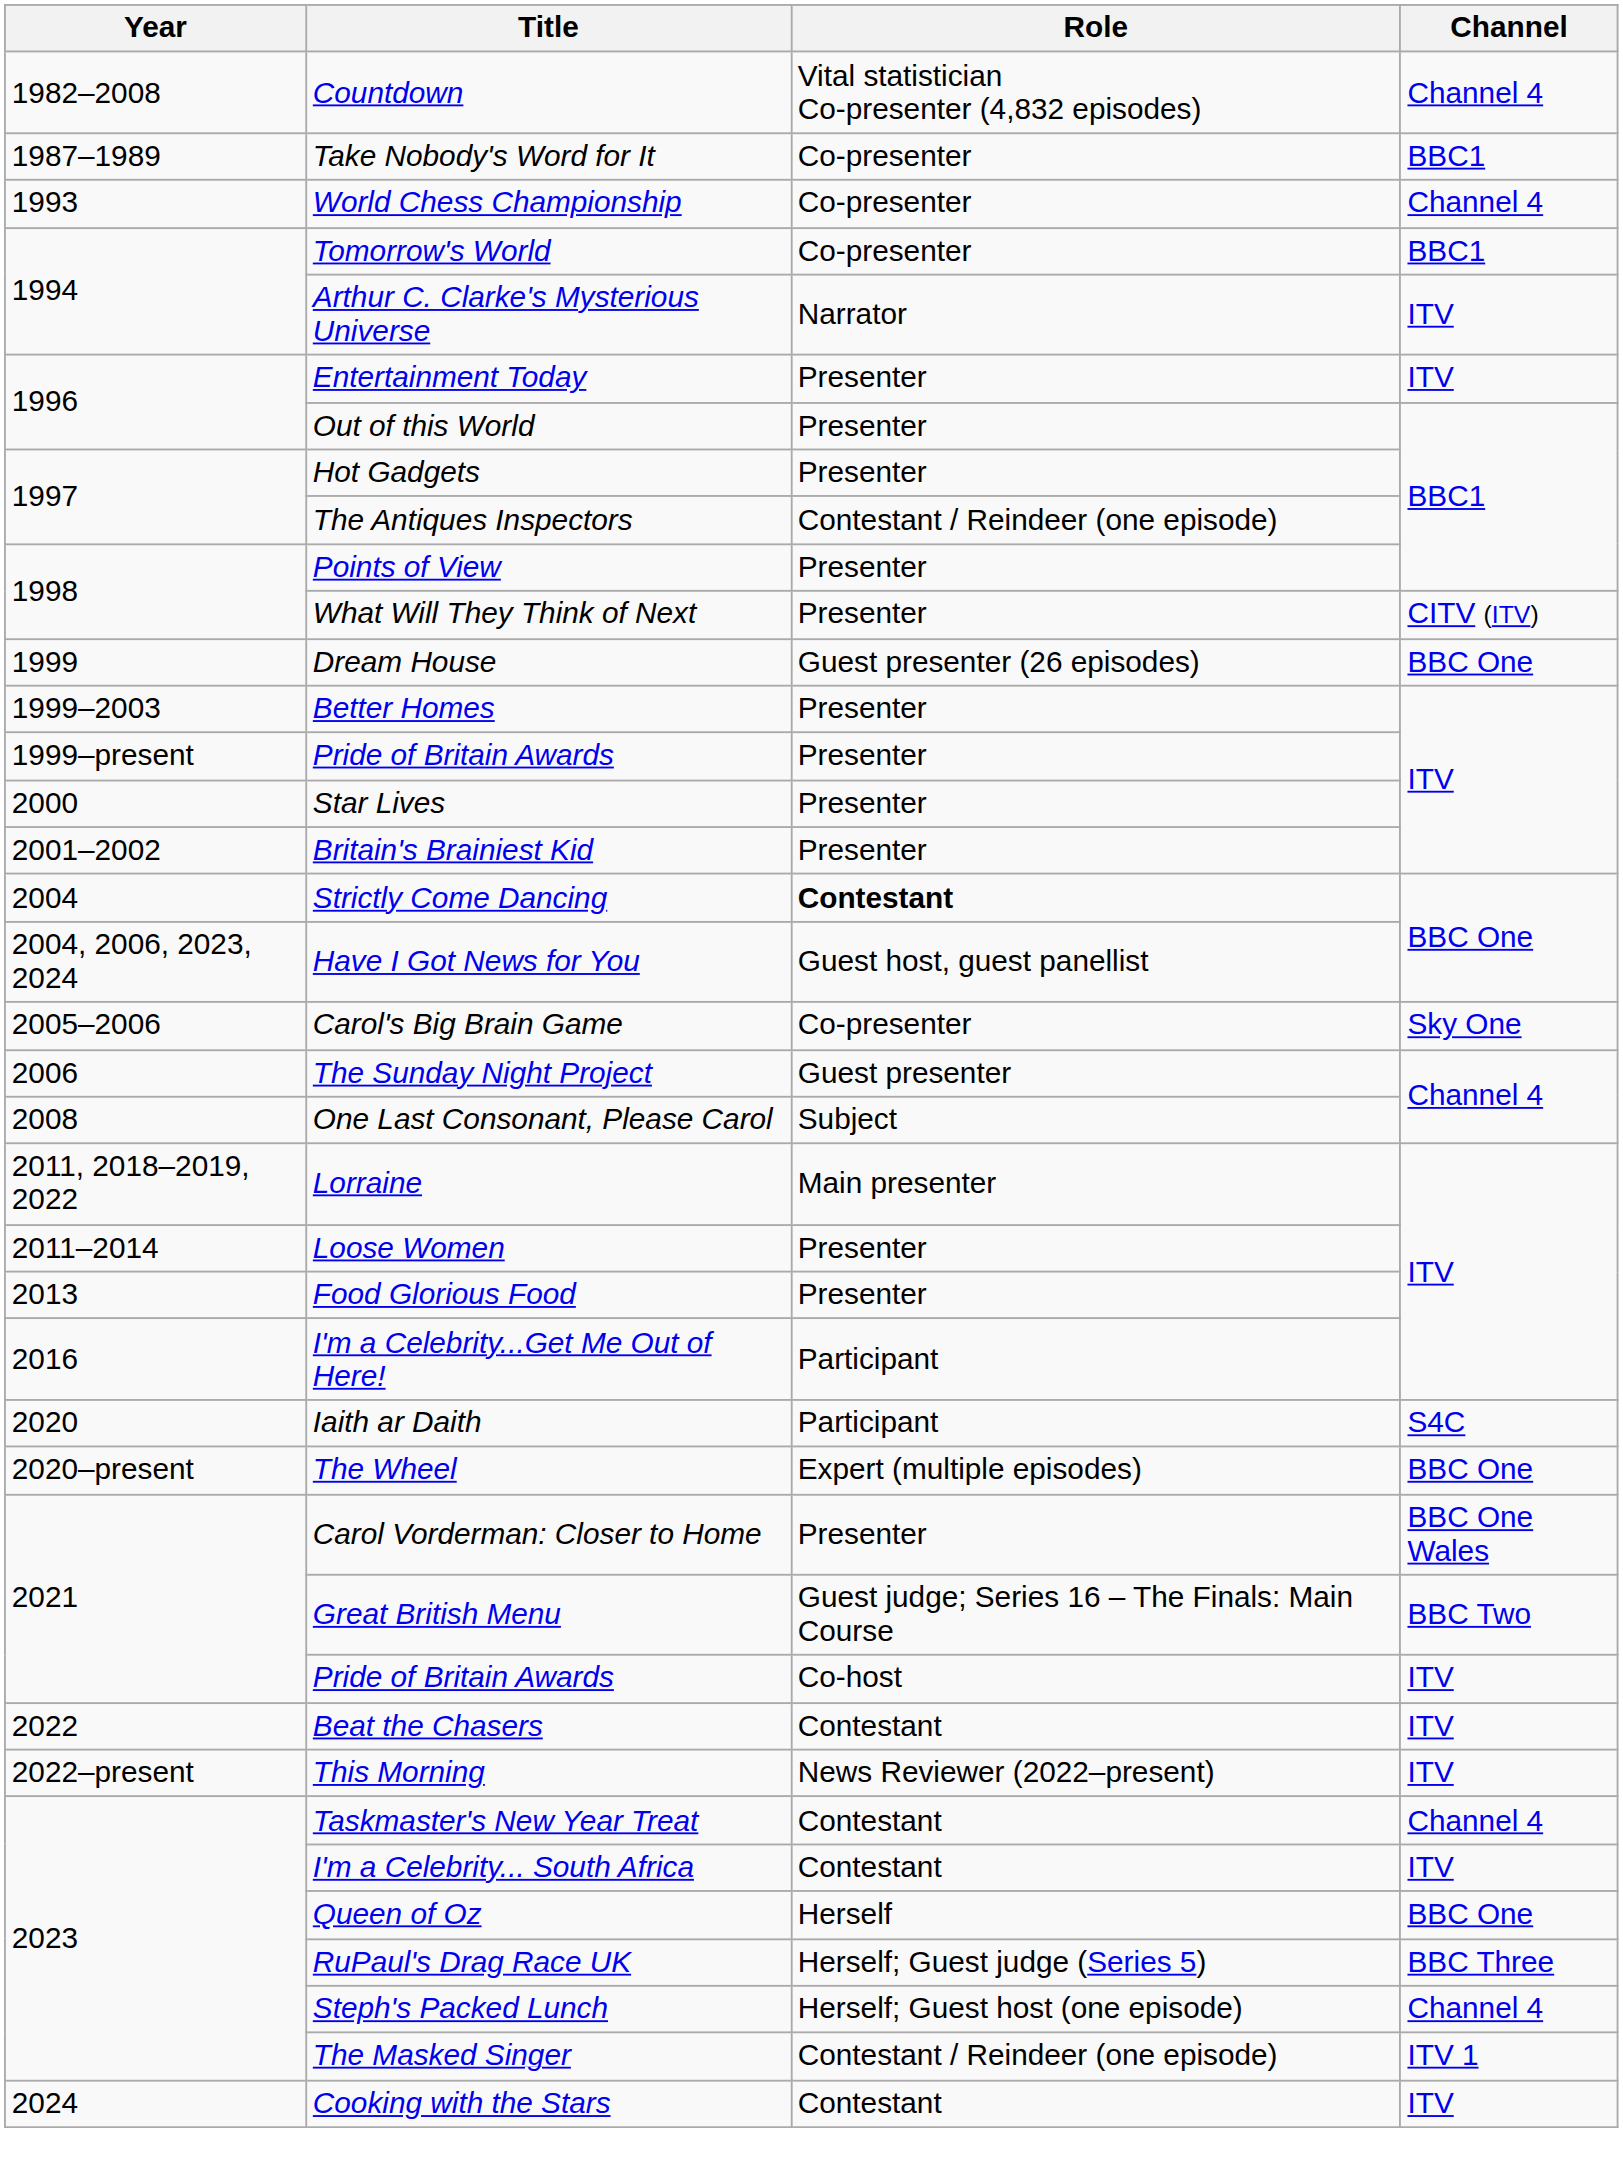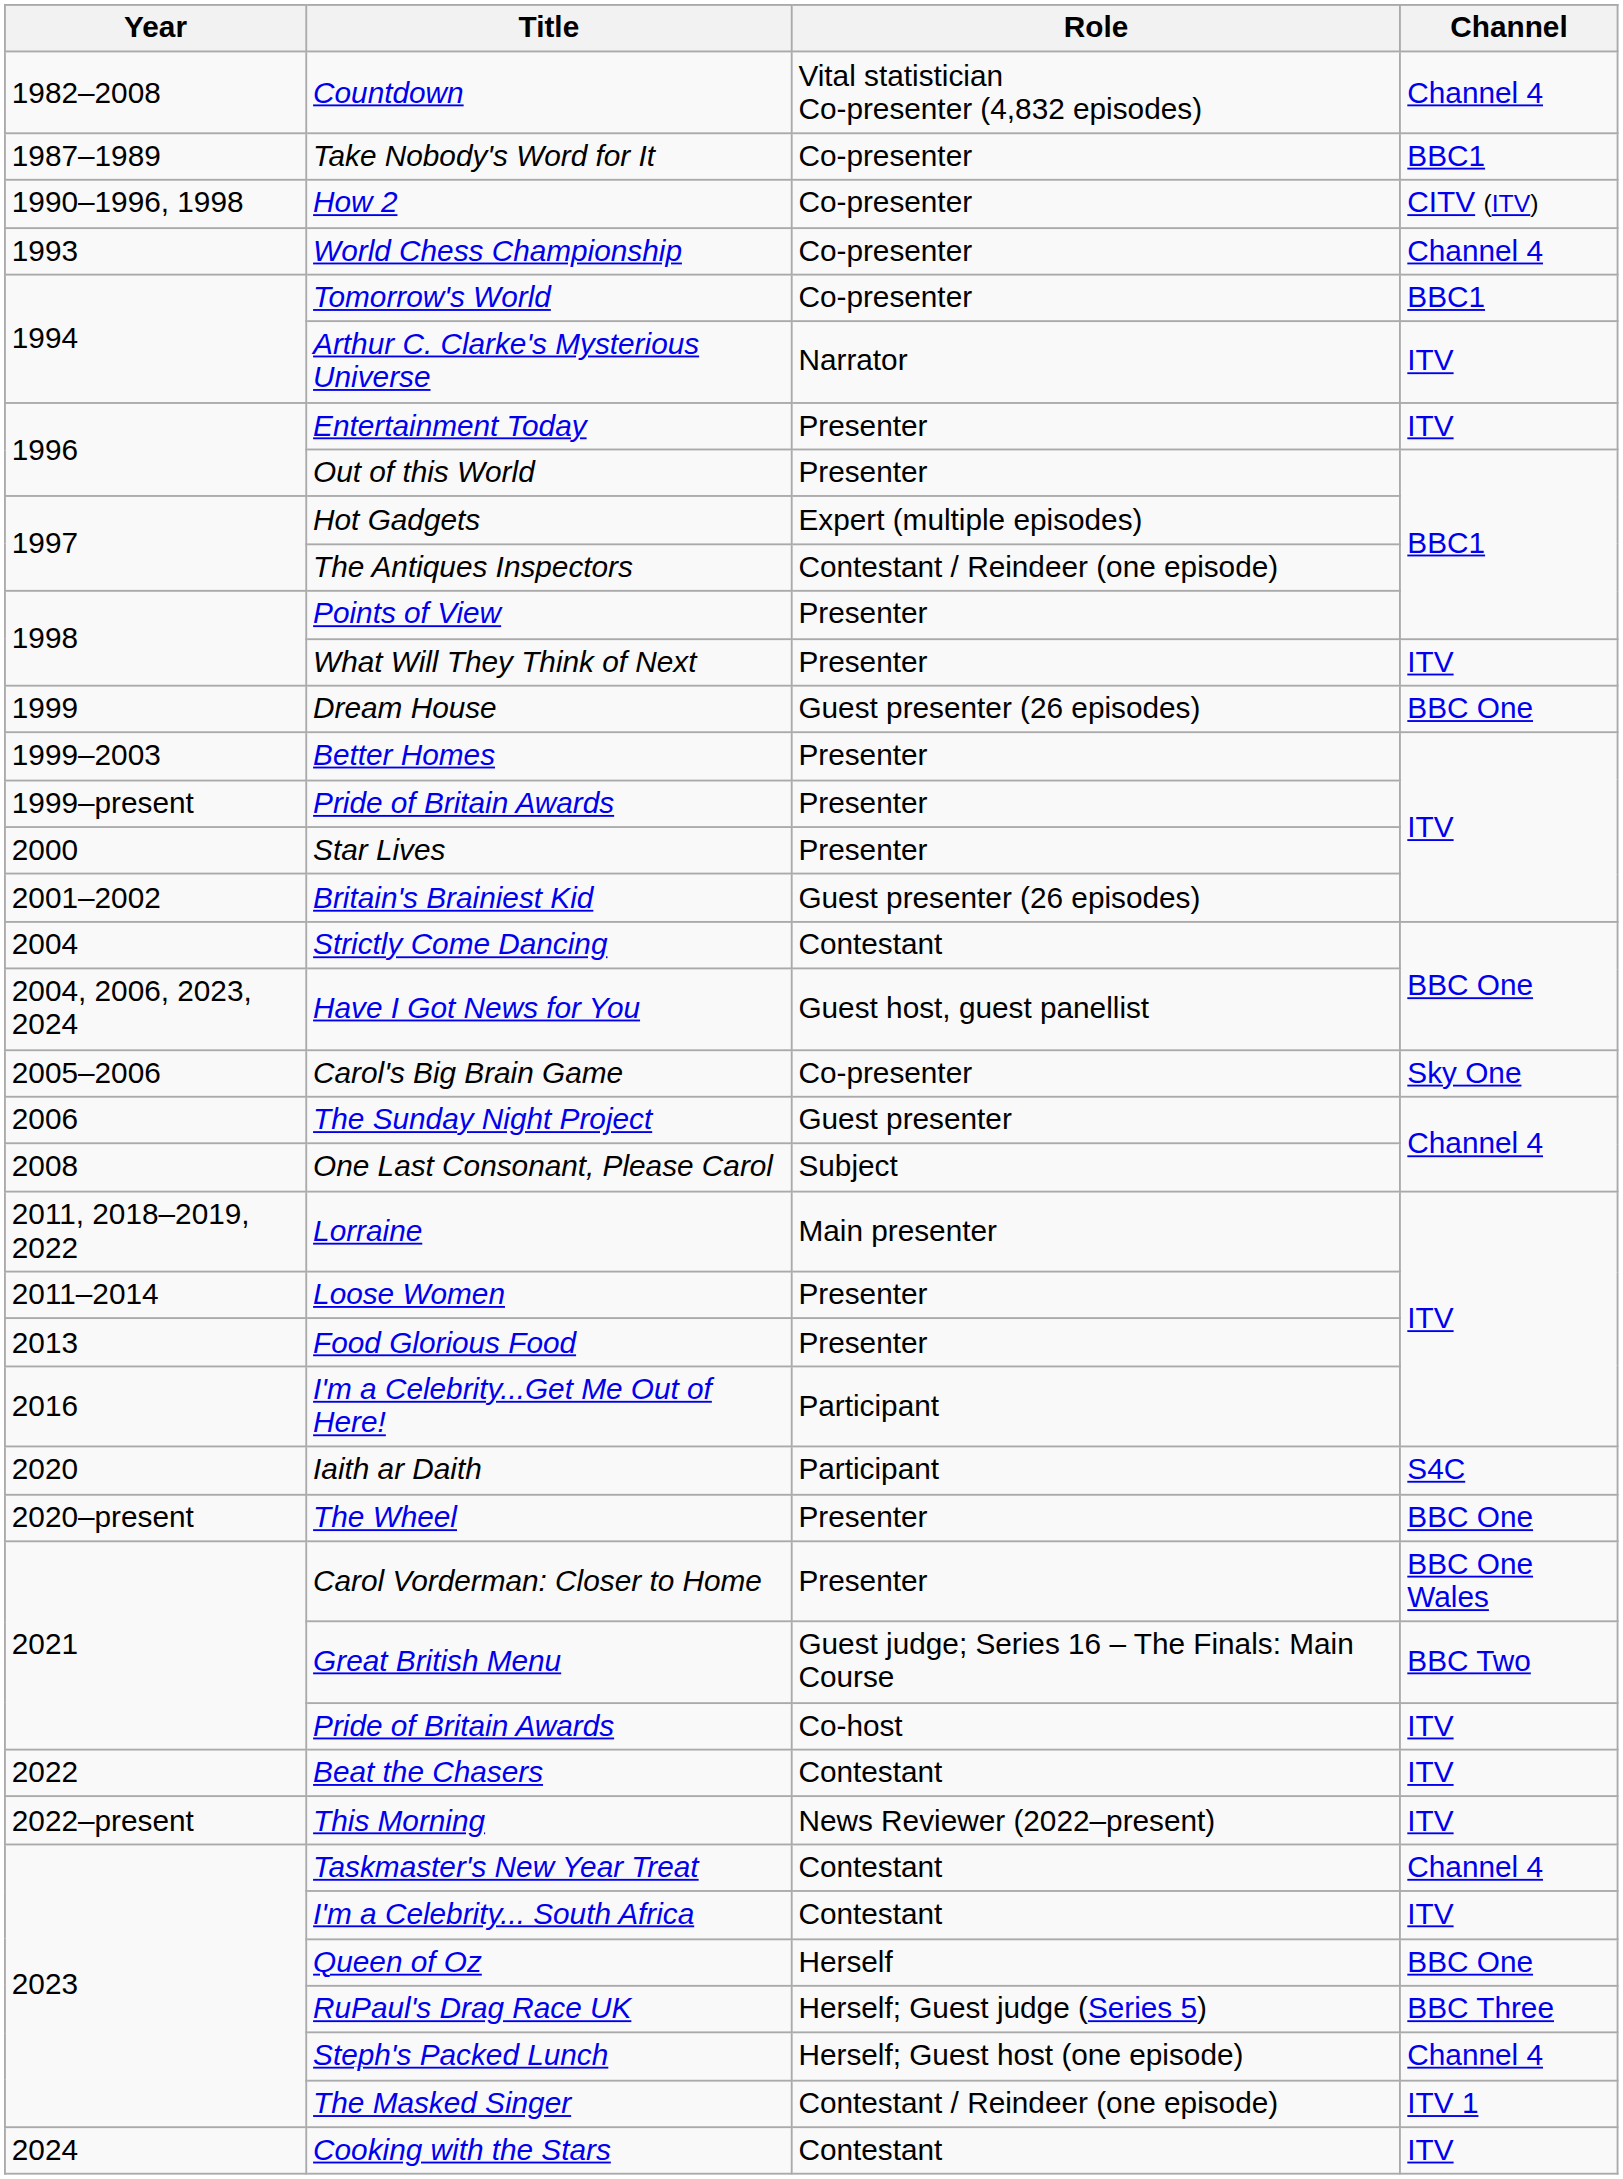+ row: (128, 203)
(862, 472) Presenter -> (970, 519) Expert (multiple episodes)
(1473, 614) CITV (ITV) -> (1430, 661) ITV
(862, 850) Presenter -> (999, 897) Guest presenter (26 episodes)
(875, 897) bold -> (870, 944) normal
(970, 1469) Expert (multiple episodes) -> (863, 1517) Presenter
